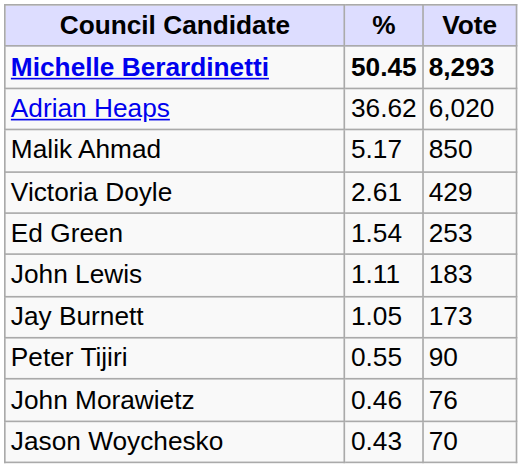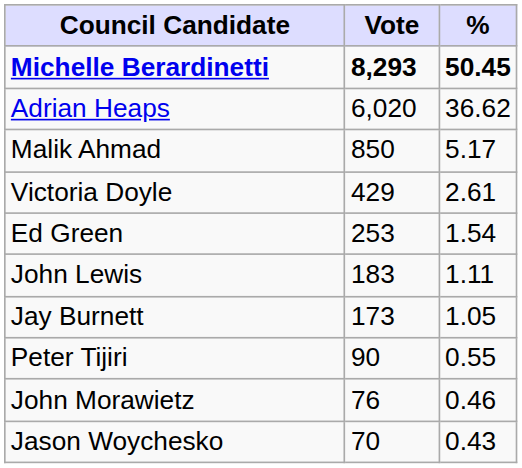columns swapped: (470, 25) <-> (384, 25)
